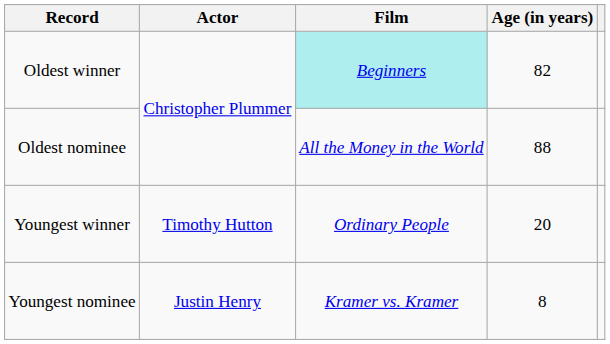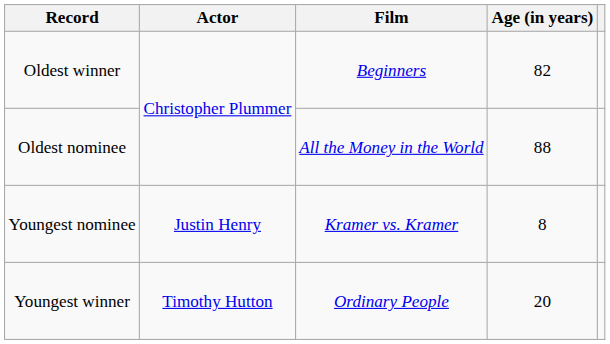(391, 70) paleturquoise background -> (391, 70) no background
rows swapped: (72, 224) <-> (72, 301)
